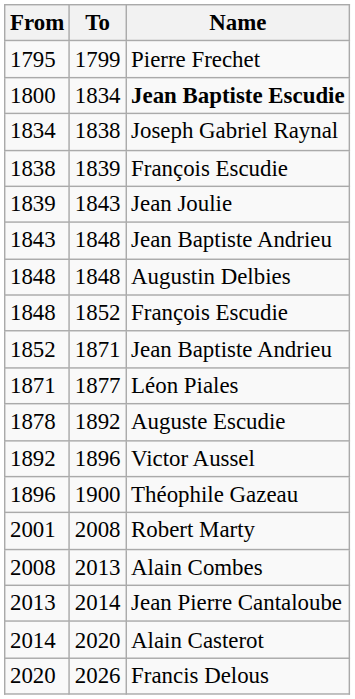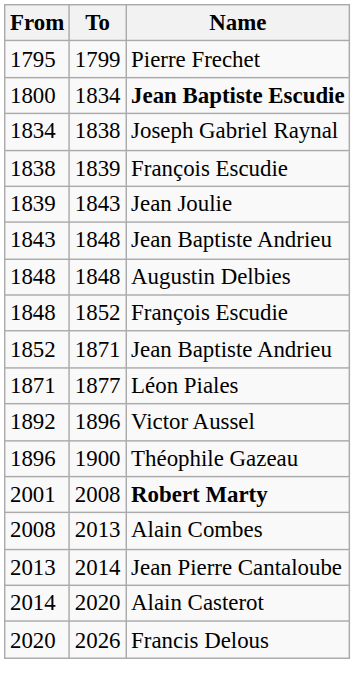- row: (33, 421)
(193, 530) normal -> (199, 494) bold
